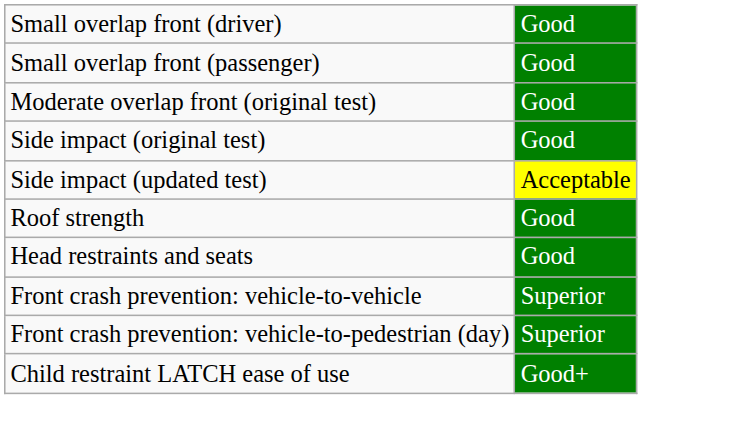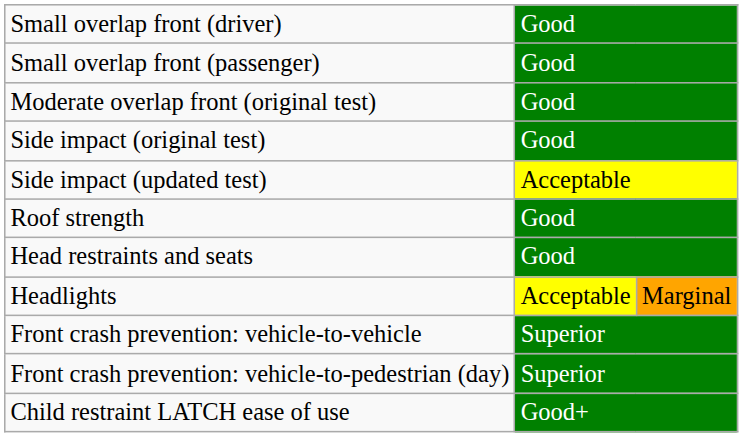+ row: (63, 295)
